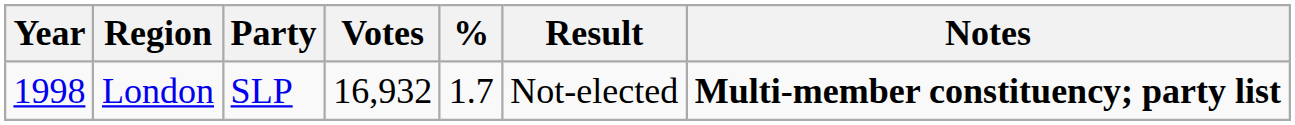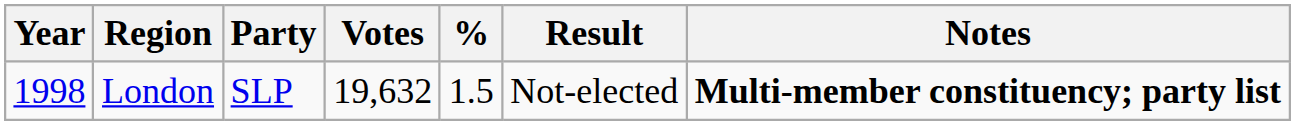(383, 90) 16,932 -> (383, 90) 19,632
(471, 90) 1.7 -> (471, 90) 1.5
